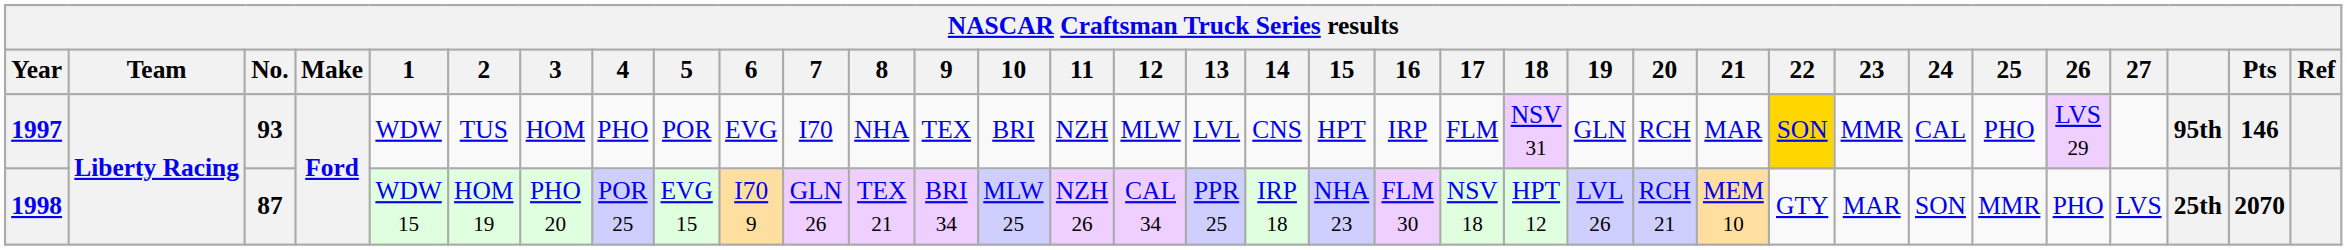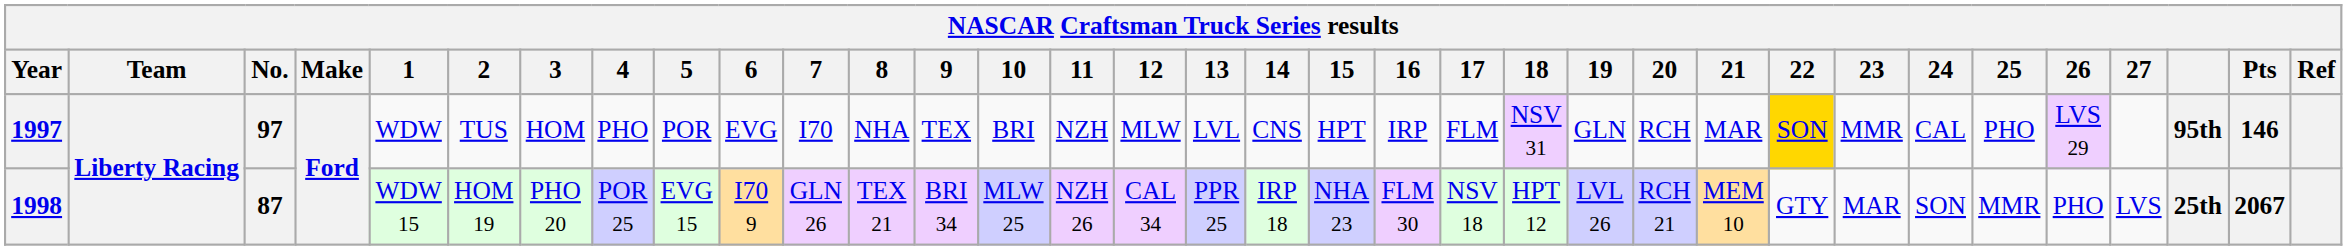(270, 130) 93 -> (270, 130) 97
(2260, 206) 2070 -> (2260, 206) 2067
